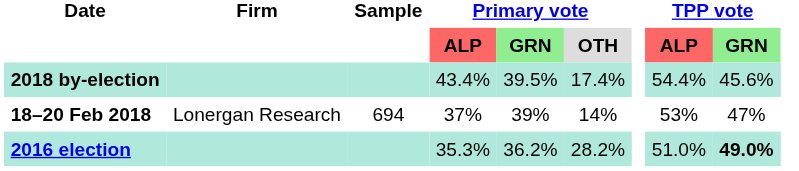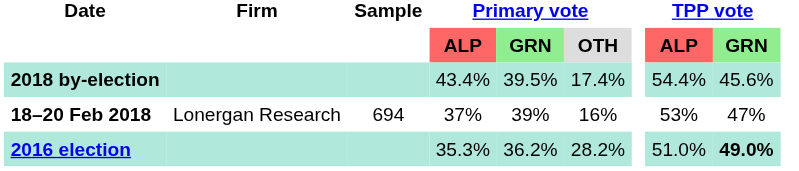(598, 114) 14% -> (598, 114) 16%
